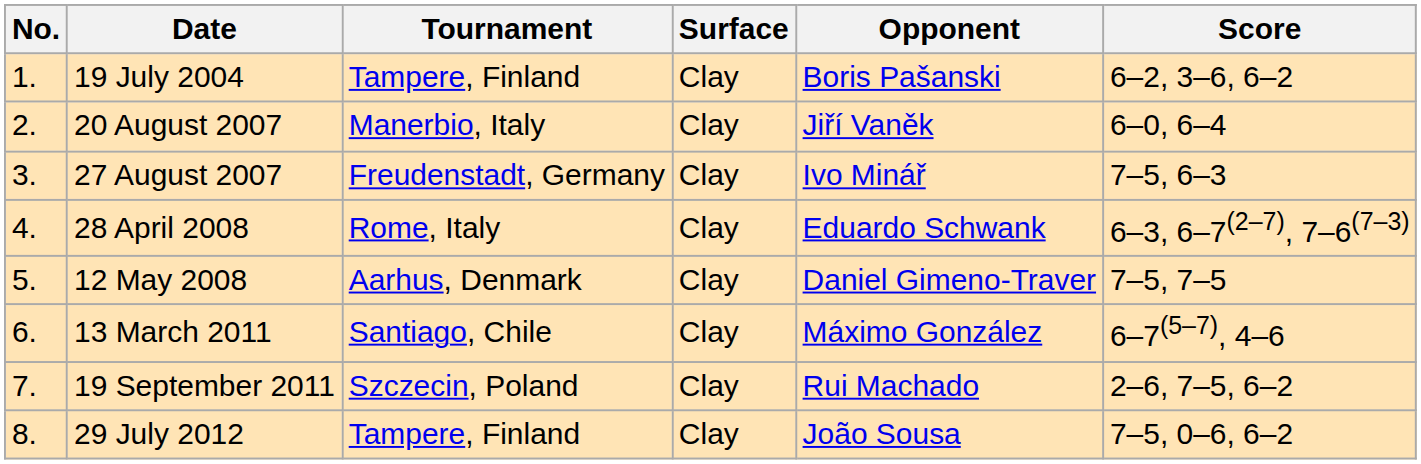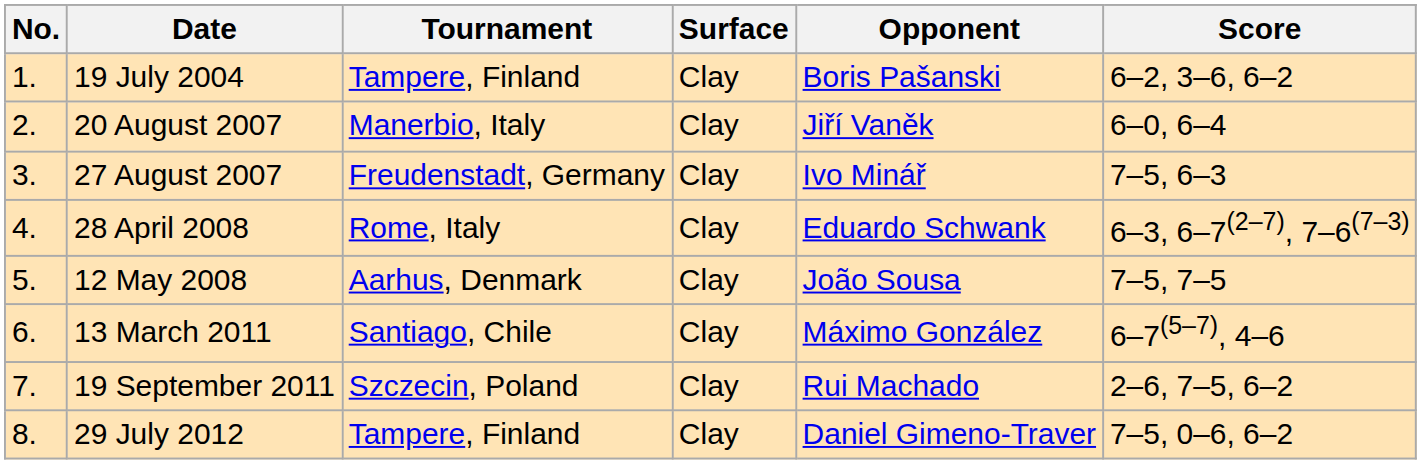(949, 279) Daniel Gimeno-Traver -> (882, 279) João Sousa
(882, 433) João Sousa -> (949, 433) Daniel Gimeno-Traver
